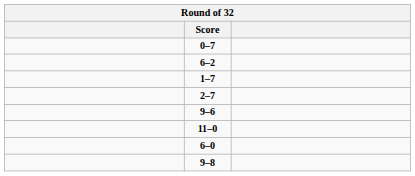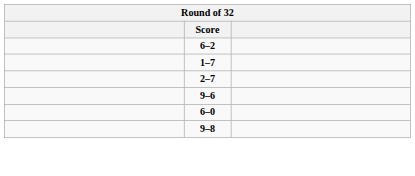- row: (207, 46)
- row: (207, 129)
